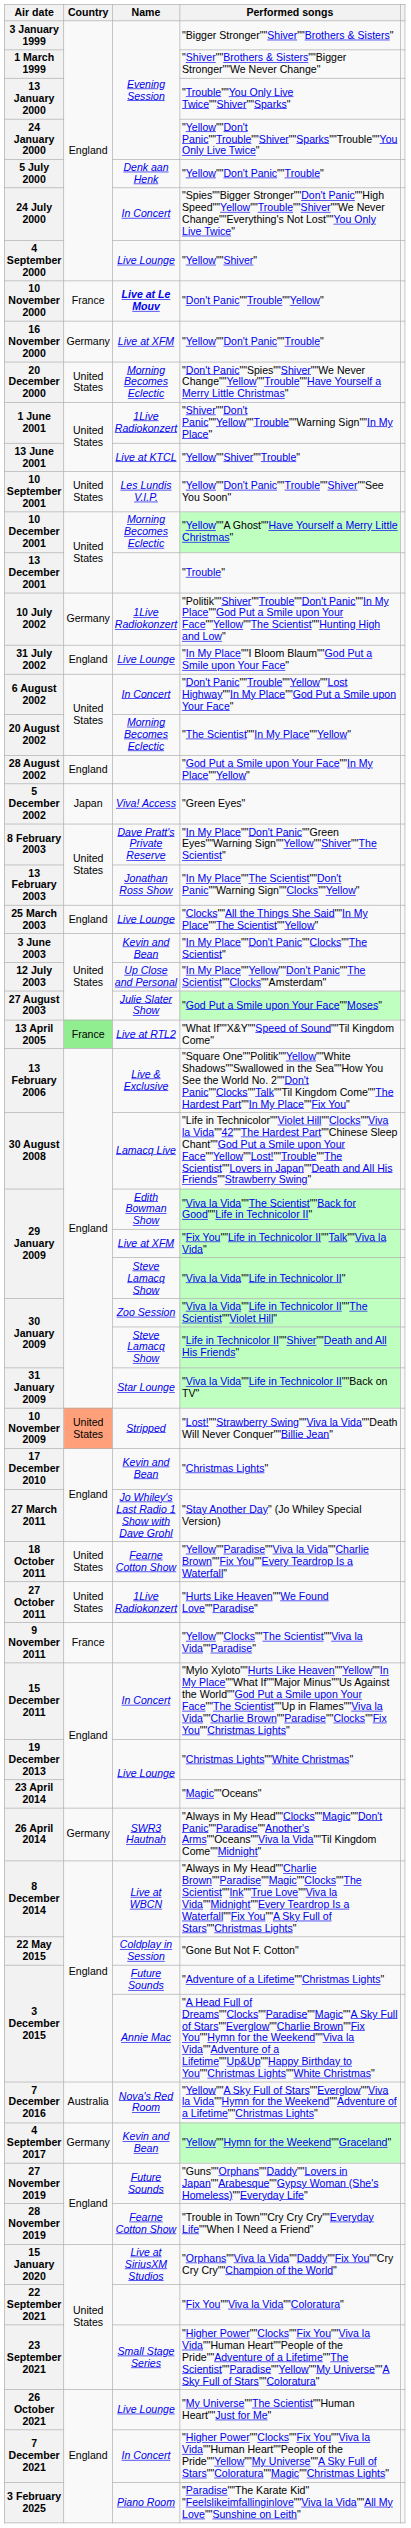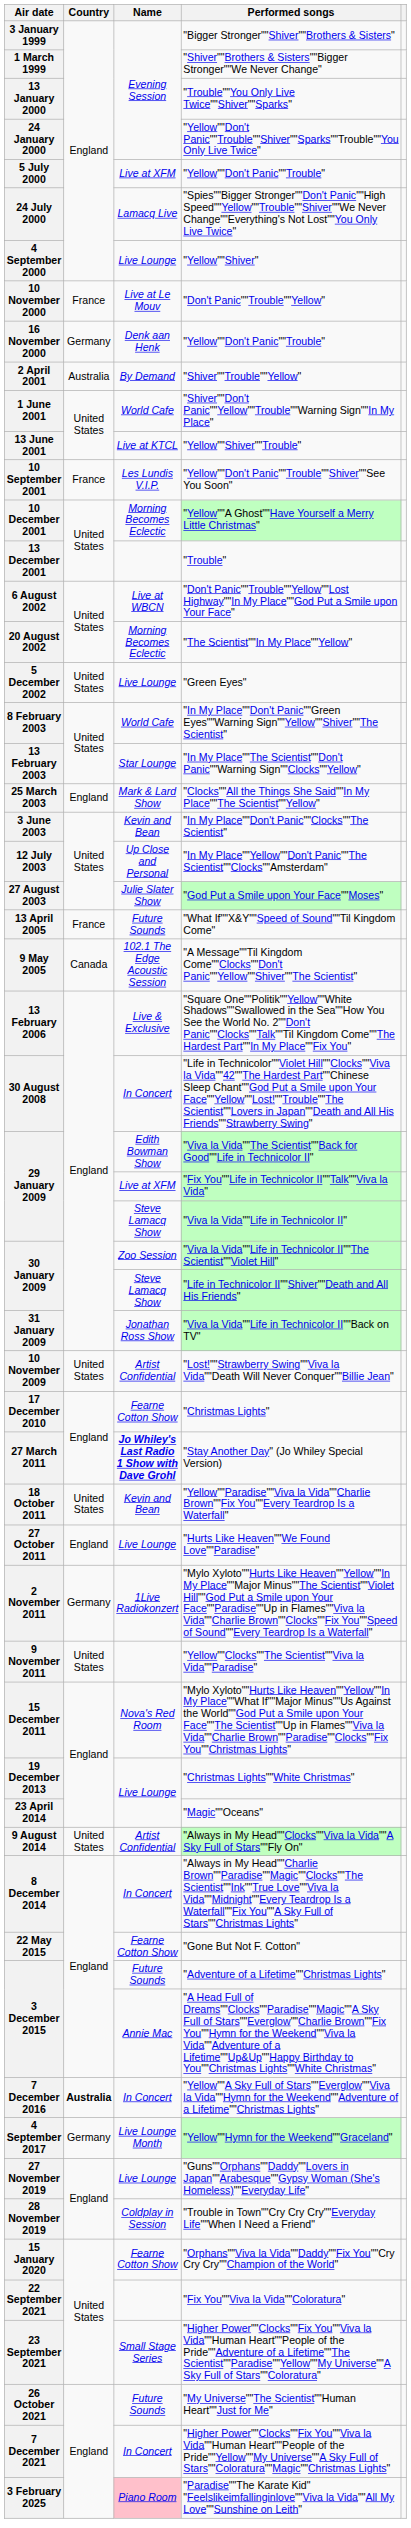(146, 173) Denk aan Henk -> (147, 173) Live at XFM
(146, 214) In Concert -> (147, 214) Lamacq Live
(146, 301) bold -> (147, 301) normal
(146, 341) Live at XFM -> (147, 341) Denk aan Henk
- row: (34, 382)
+ row: (34, 376)
(146, 422) 1Live Radiokonzert -> (147, 410) World Cafe
(88, 491) United States -> (89, 480) France
- row: (34, 619)
- row: (34, 659)
(146, 694) In Concert -> (147, 601) Live at WBCN
- row: (34, 769)
(88, 804) Japan -> (89, 682) United States
(146, 804) Viva! Access -> (147, 682) Live Lounge
(146, 844) Dave Pratt's Private Reserve -> (147, 723) World Cafe
(146, 885) Jonathan Ross Show -> (147, 763) Star Lounge
(146, 919) Live Lounge -> (147, 798) Mark & Lard Show
(88, 1034) lightgreen background -> (89, 924) no background
(146, 1034) Live at RTL2 -> (147, 924) Future Sounds
+ row: (34, 965)
(146, 1150) Lamacq Live -> (147, 1093) In Concert
(146, 1387) Star Lounge -> (147, 1330) Jonathan Ross Show
(88, 1428) lightsalmon background -> (89, 1371) no background
(146, 1428) Stripped -> (147, 1371) Artist Confidential
(146, 1468) Kevin and Bean -> (147, 1411) Fearne Cotton Show
(146, 1515) normal -> (147, 1458) bold
(146, 1561) Fearne Cotton Show -> (147, 1504) Kevin and Bean
(88, 1602) United States -> (89, 1545) England
(146, 1602) 1Live Radiokonzert -> (147, 1545) Live Lounge
+ row: (34, 1603)
(88, 1642) France -> (89, 1661) United States
(146, 1701) In Concert -> (147, 1720) Nova's Red Room
- row: (34, 1834)
+ row: (34, 1841)
(146, 1898) Live at WBCN -> (147, 1894) In Concert
(146, 1951) Coldplay in Session -> (147, 1946) Fearne Cotton Show
(88, 2102) normal -> (89, 2097) bold
(146, 2102) Nova's Red Room -> (147, 2097) In Concert
(146, 2143) Kevin and Bean -> (147, 2138) Live Lounge Month
(146, 2183) Future Sounds -> (147, 2178) Live Lounge
(146, 2224) Fearne Cotton Show -> (147, 2219) Coldplay in Session
(146, 2264) Live at SiriusXM Studios -> (147, 2259) Fearne Cotton Show
(146, 2409) Live Lounge -> (147, 2404) Future Sounds
(146, 2502) no background -> (147, 2497) pink background
